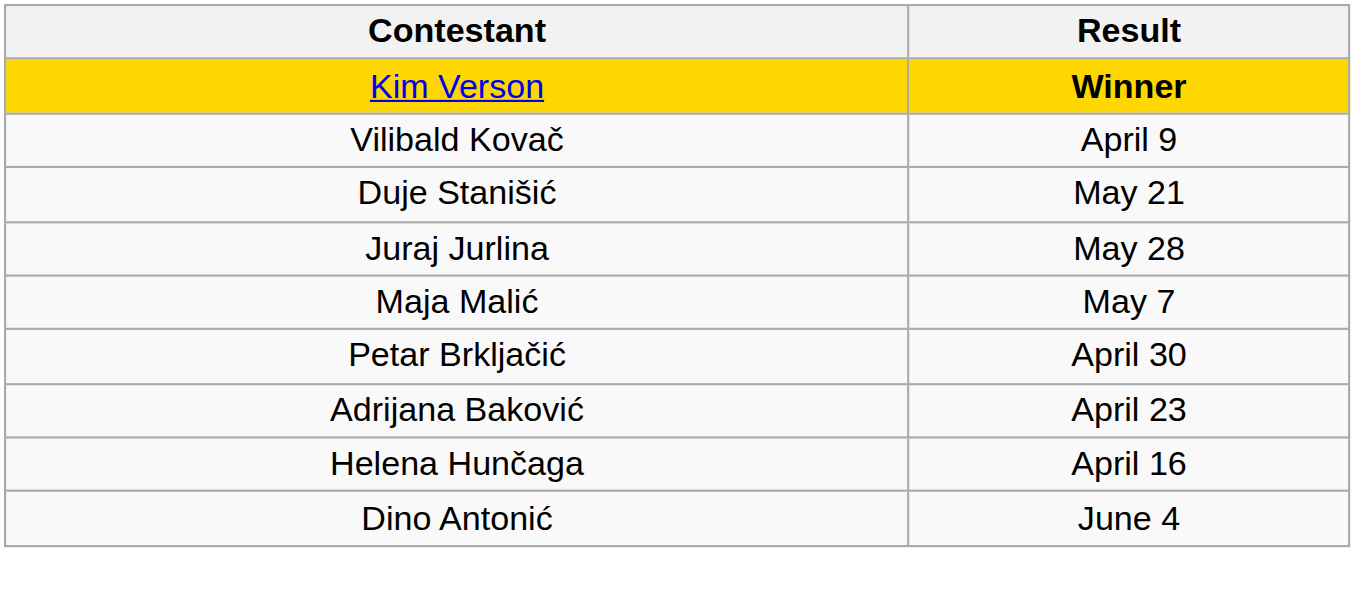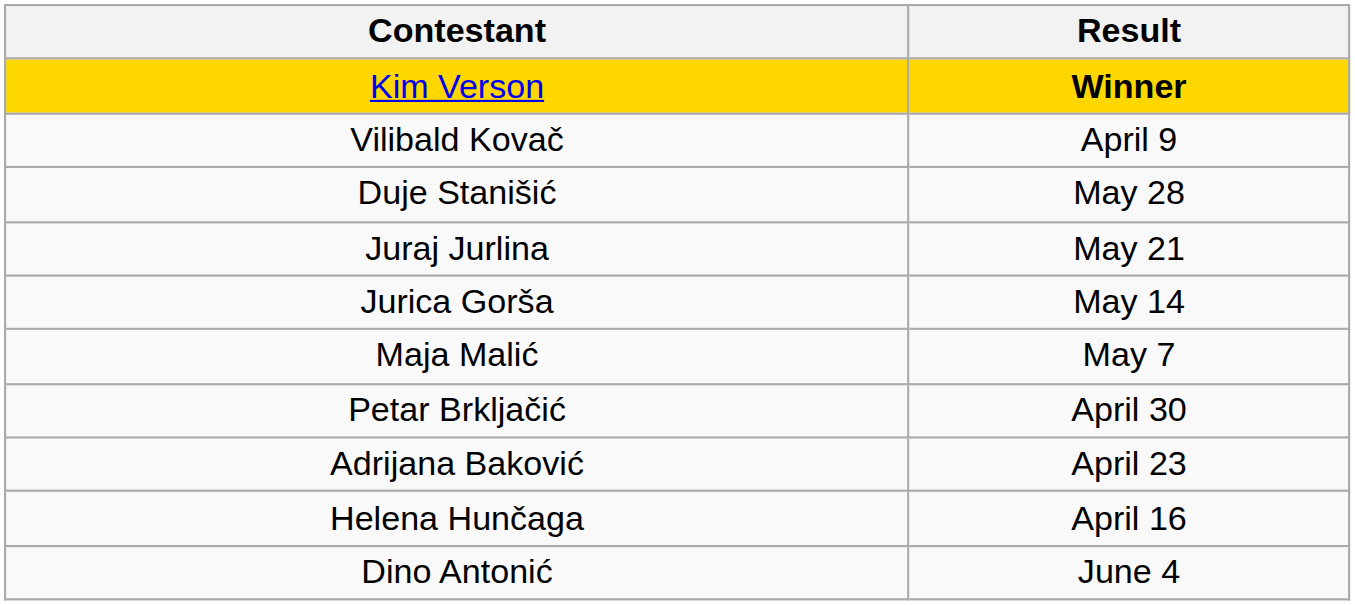(1129, 193) May 21 -> (1129, 193) May 28
(1129, 247) May 28 -> (1129, 247) May 21
+ row: (457, 301)
